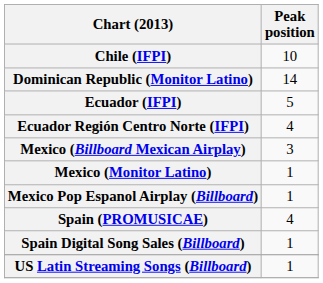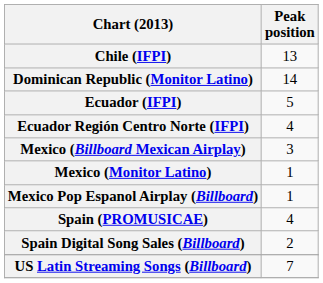(290, 56) 10 -> (290, 56) 13
(290, 242) 1 -> (290, 242) 2
(290, 266) 1 -> (290, 266) 7
